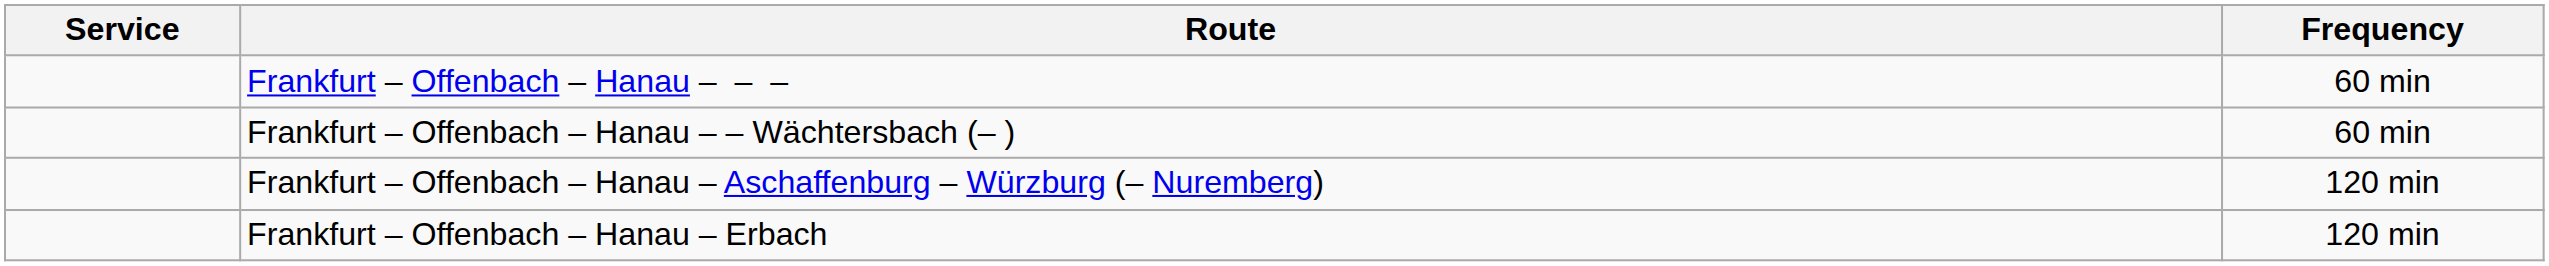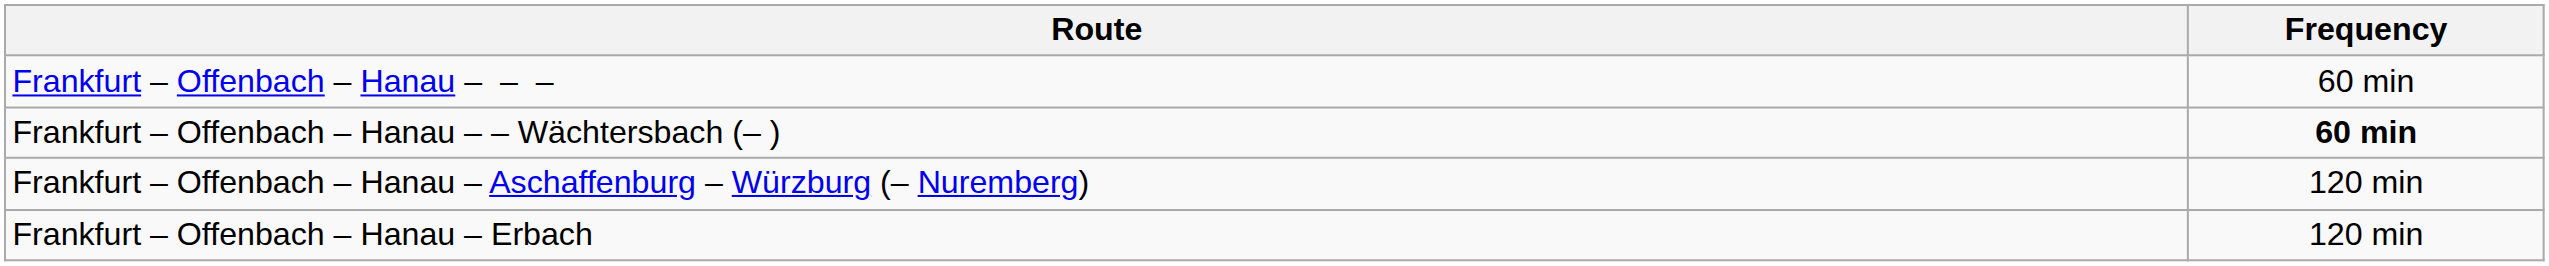- column: (122, 30)
(2383, 132) normal -> (2366, 132) bold
